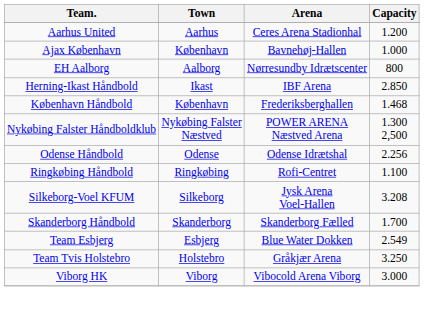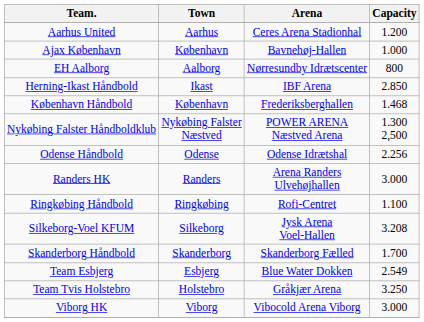+ row: (82, 179)
